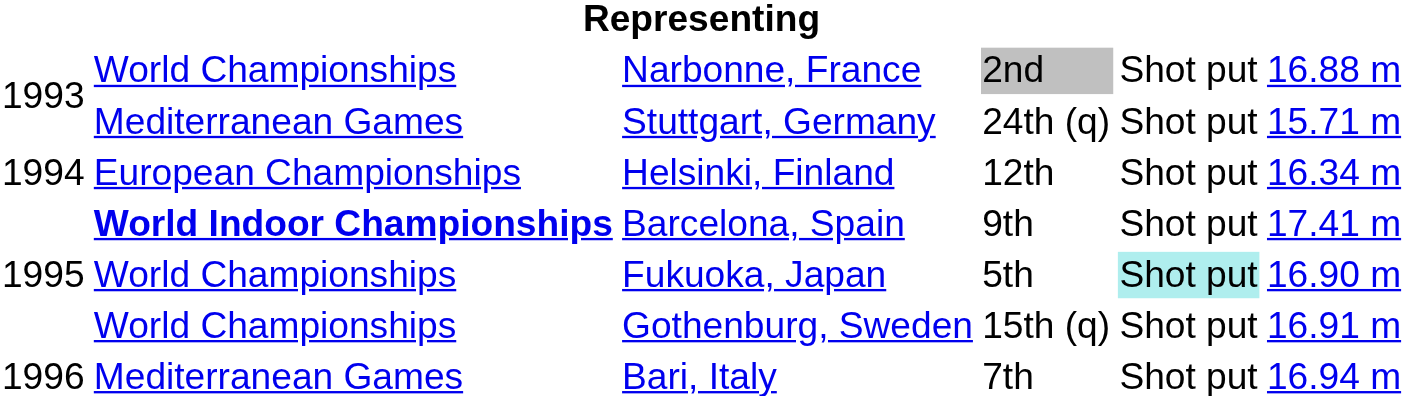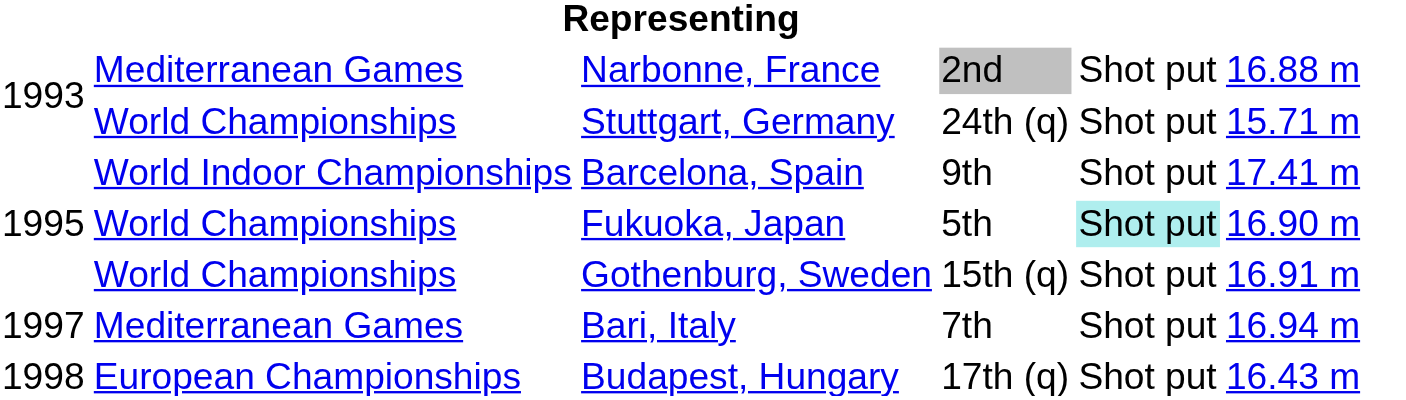(275, 70) World Championships -> (278, 70) Mediterranean Games
(278, 121) Mediterranean Games -> (275, 121) World Championships
- row: (758, 172)
(353, 223) bold -> (333, 172) normal
(43, 376) 1996 -> (43, 325) 1997
+ row: (740, 376)
